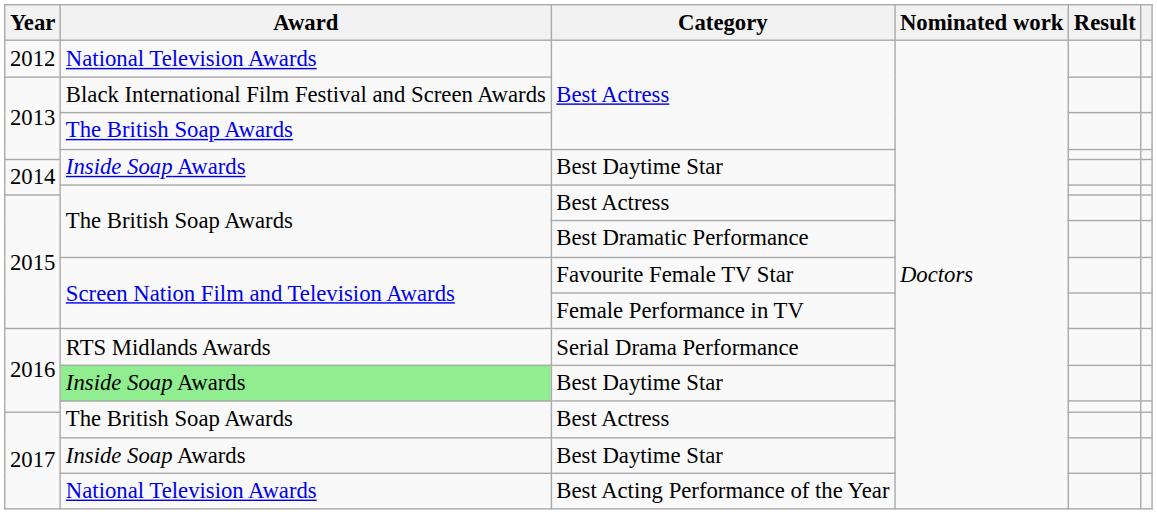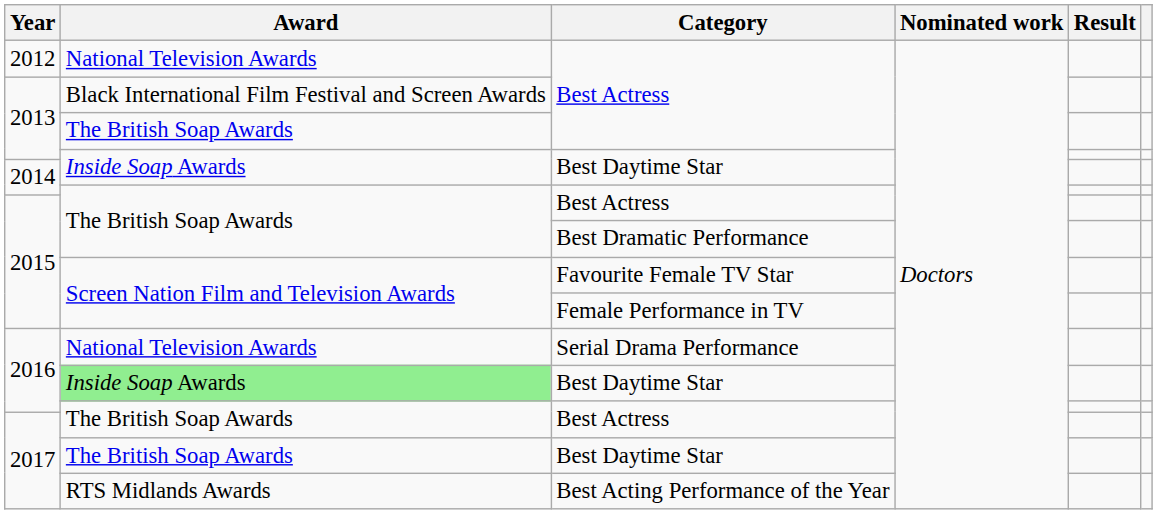(168, 346) RTS Midlands Awards -> (191, 346) National Television Awards
(156, 454) Inside Soap Awards -> (179, 454) The British Soap Awards
(191, 490) National Television Awards -> (168, 490) RTS Midlands Awards
